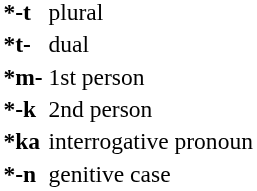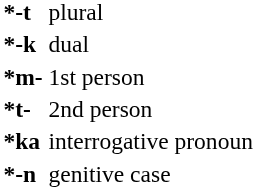(17, 44) *t- -> (20, 44) *-k
(20, 109) *-k -> (17, 109) *t-
